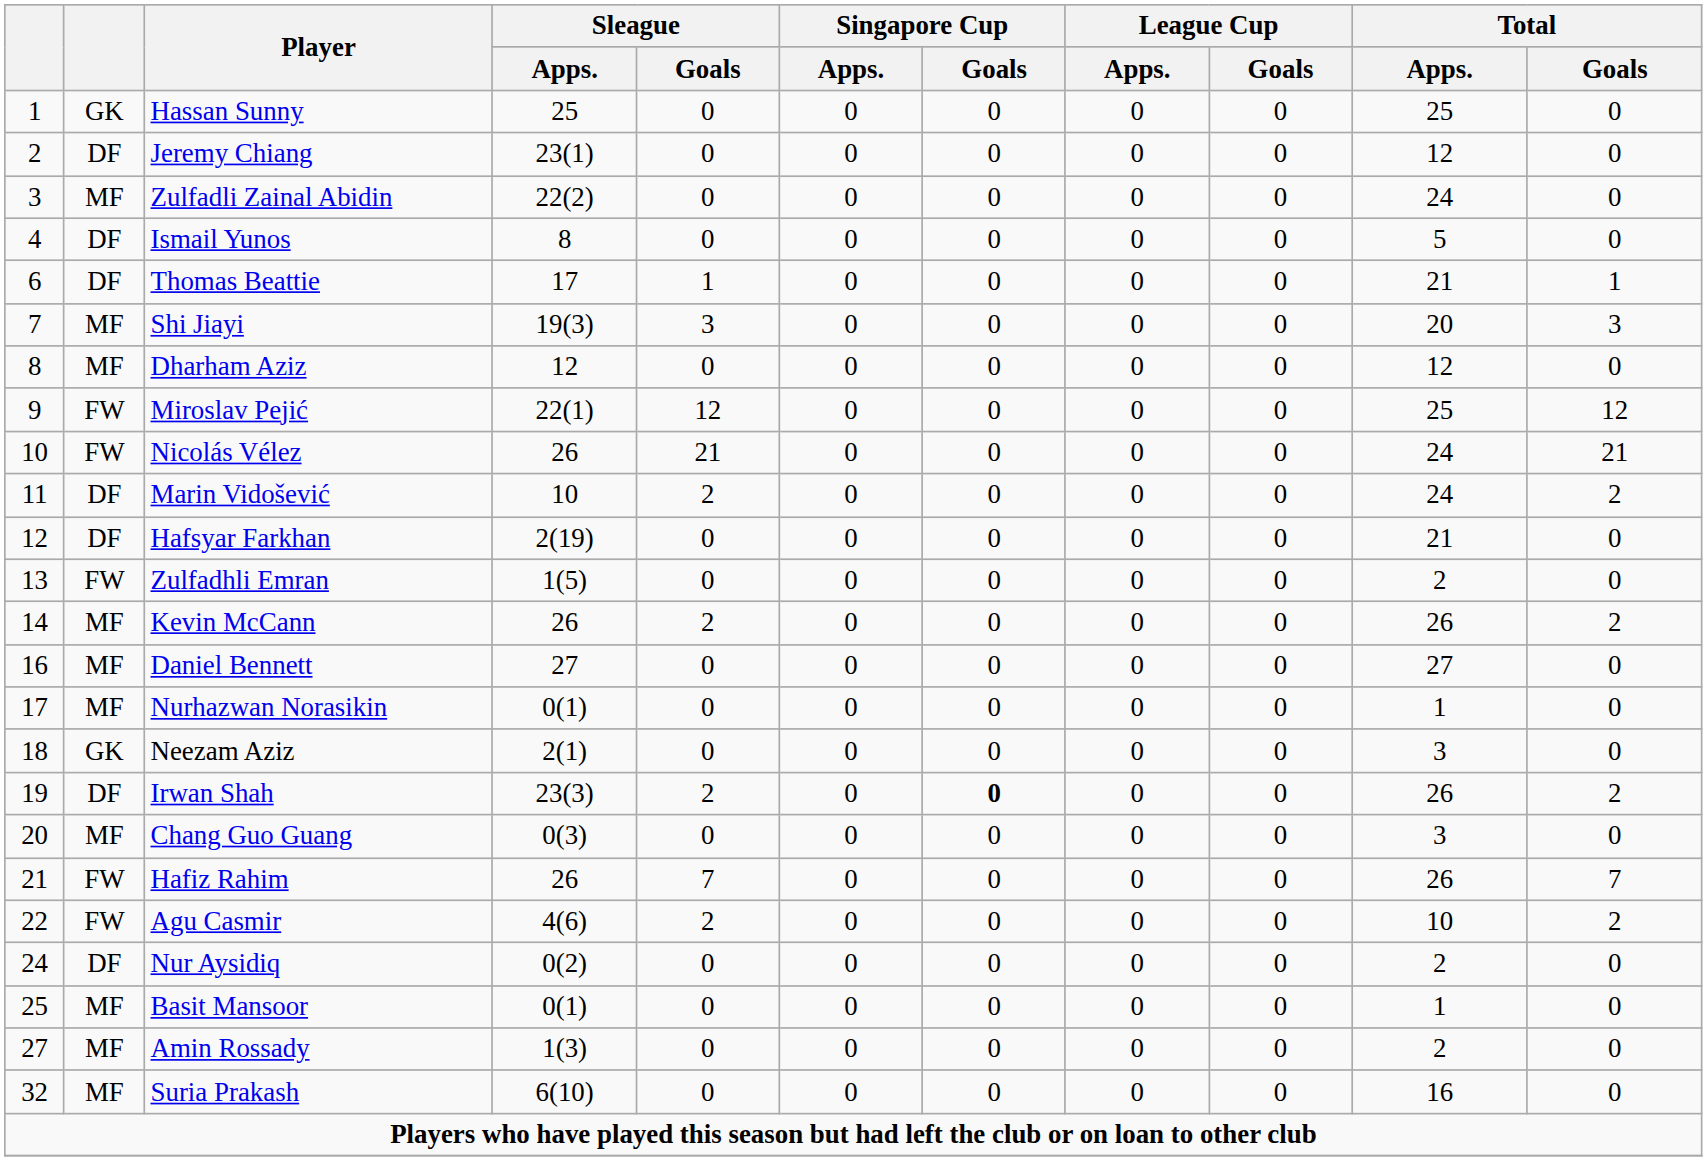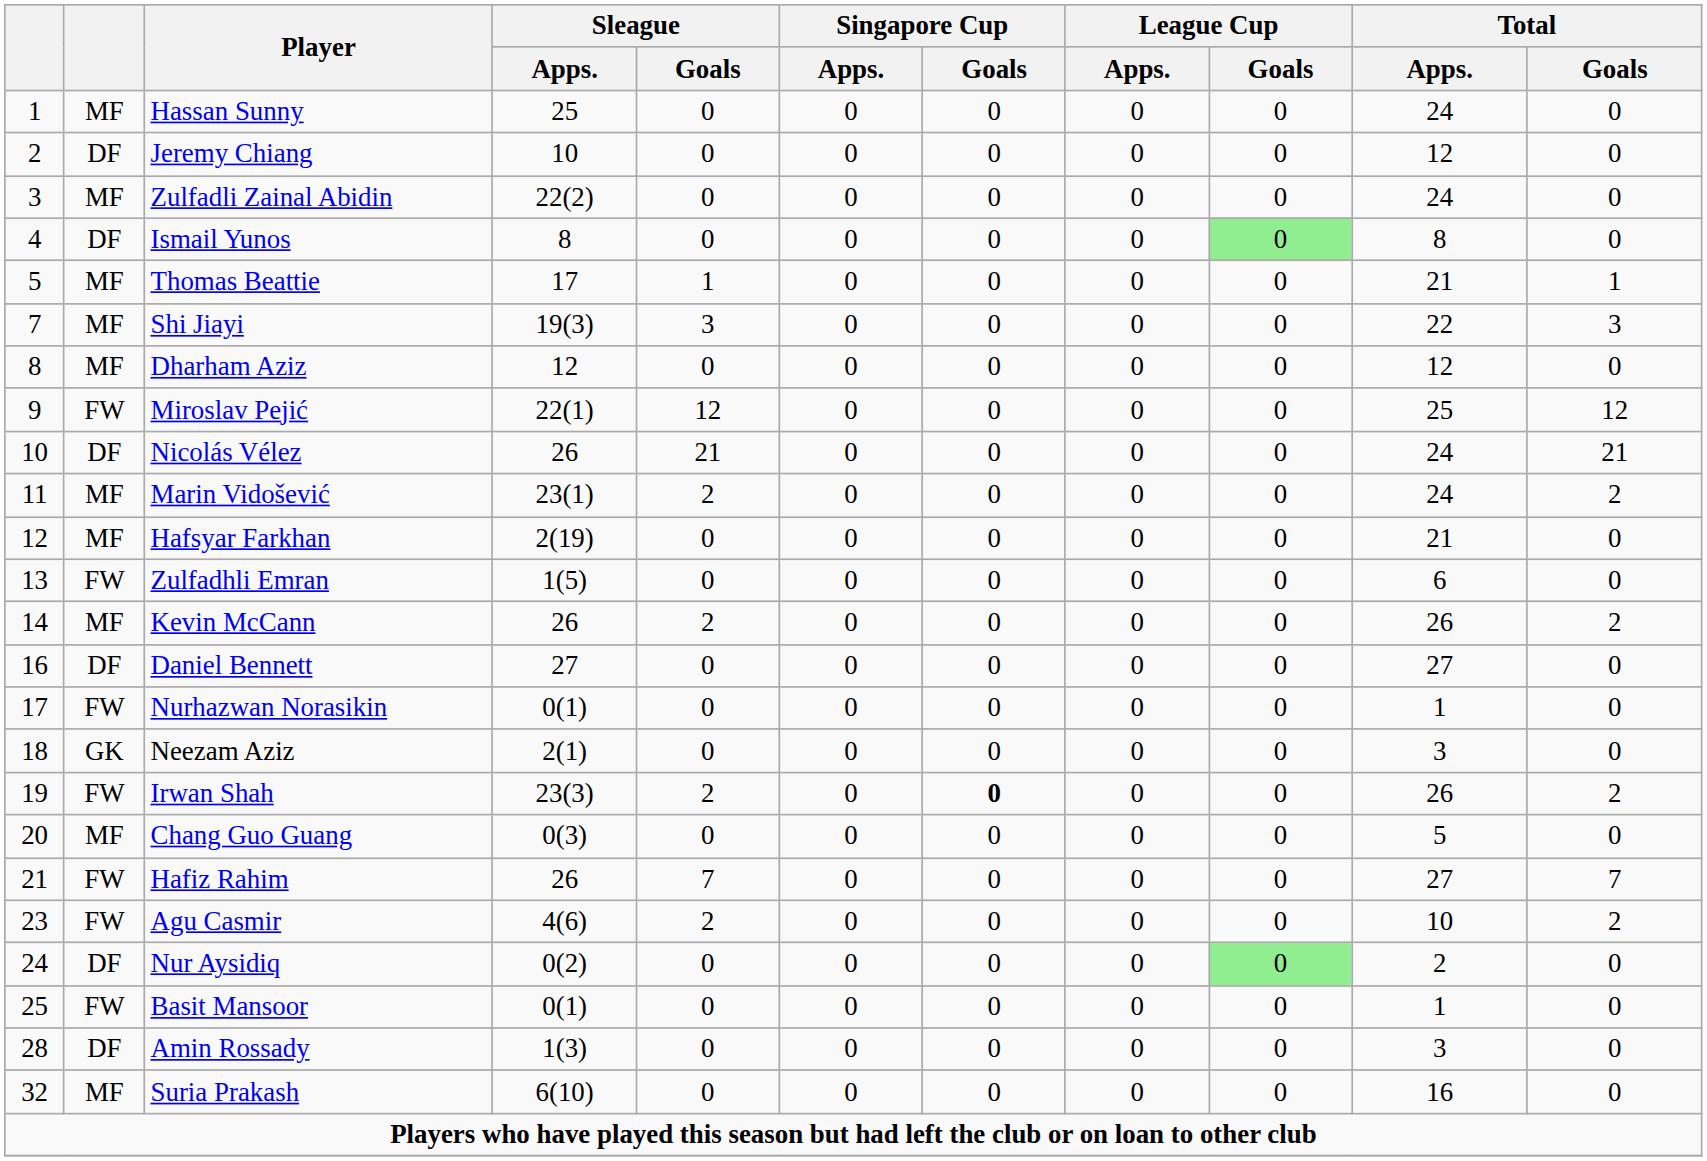(104, 111) GK -> (104, 111) MF
(1440, 111) 25 -> (1440, 111) 24
(565, 153) 23(1) -> (565, 153) 10
(1280, 238) no background -> (1280, 238) lightgreen background
(1440, 238) 5 -> (1440, 238) 8
(35, 281) 6 -> (35, 281) 5
(104, 281) DF -> (104, 281) MF
(1440, 324) 20 -> (1440, 324) 22
(104, 452) FW -> (104, 452) DF
(104, 494) DF -> (104, 494) MF
(565, 494) 10 -> (565, 494) 23(1)
(104, 537) DF -> (104, 537) MF
(1440, 580) 2 -> (1440, 580) 6
(104, 665) MF -> (104, 665) DF
(104, 707) MF -> (104, 707) FW
(104, 793) DF -> (104, 793) FW
(1440, 835) 3 -> (1440, 835) 5
(1440, 878) 26 -> (1440, 878) 27
(35, 921) 22 -> (35, 921) 23
(1280, 963) no background -> (1280, 963) lightgreen background
(104, 1006) MF -> (104, 1006) FW
(35, 1048) 27 -> (35, 1048) 28
(104, 1048) MF -> (104, 1048) DF
(1440, 1048) 2 -> (1440, 1048) 3
